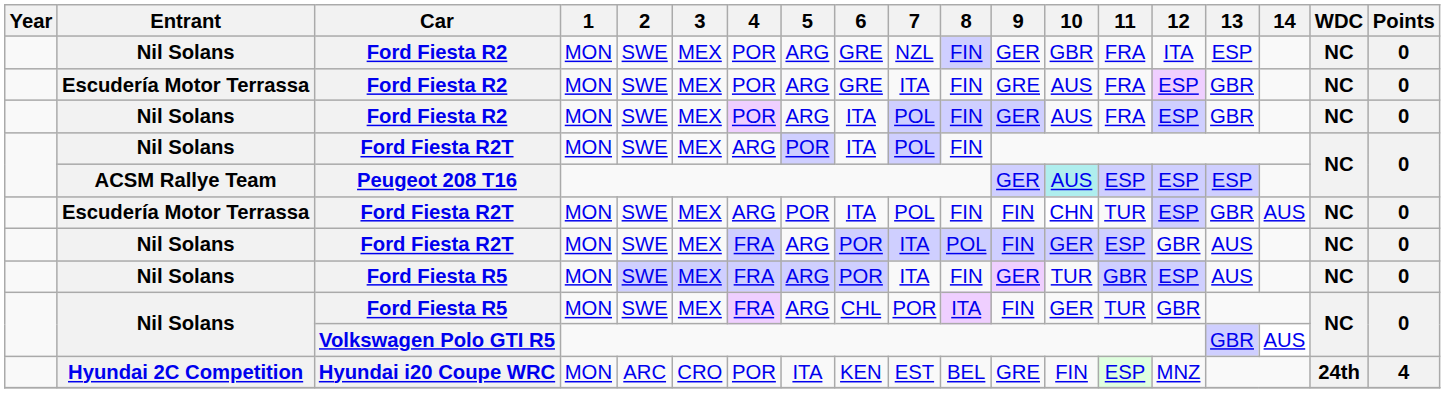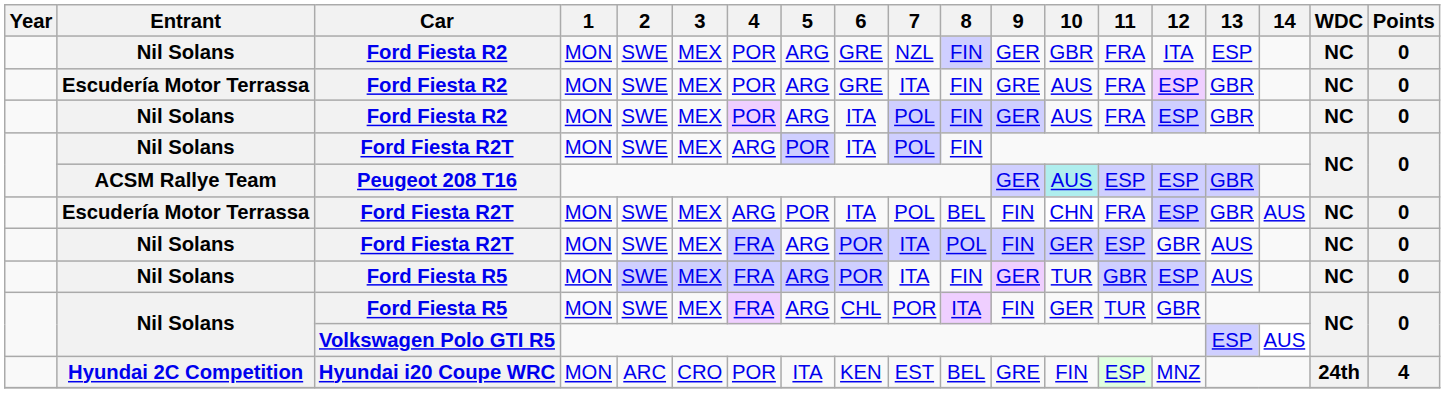(1232, 180) ESP -> (1232, 180) GBR
(966, 212) FIN -> (966, 212) BEL
(1125, 212) TUR -> (1125, 212) FRA
(1232, 340) GBR -> (1232, 340) ESP
